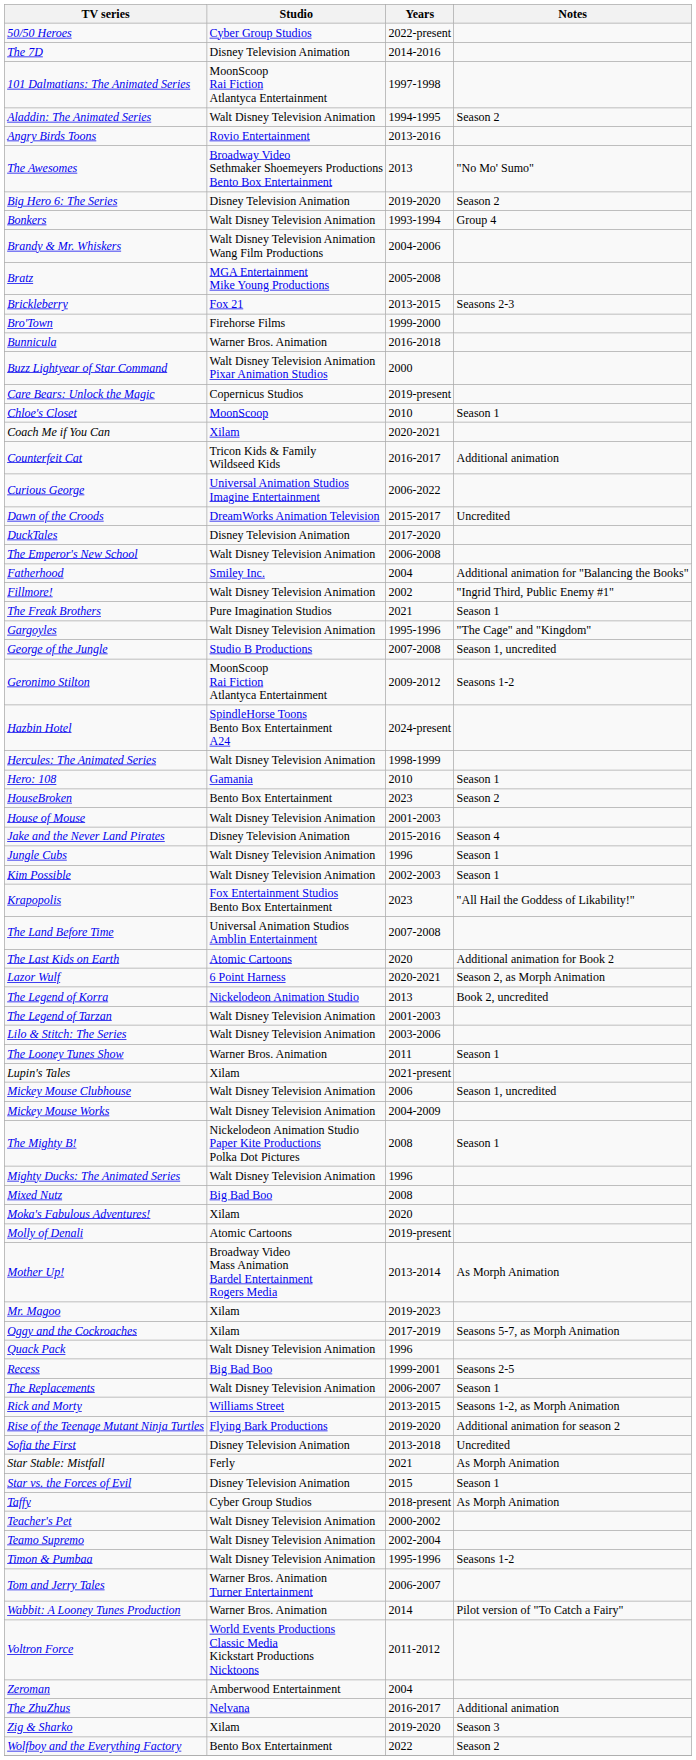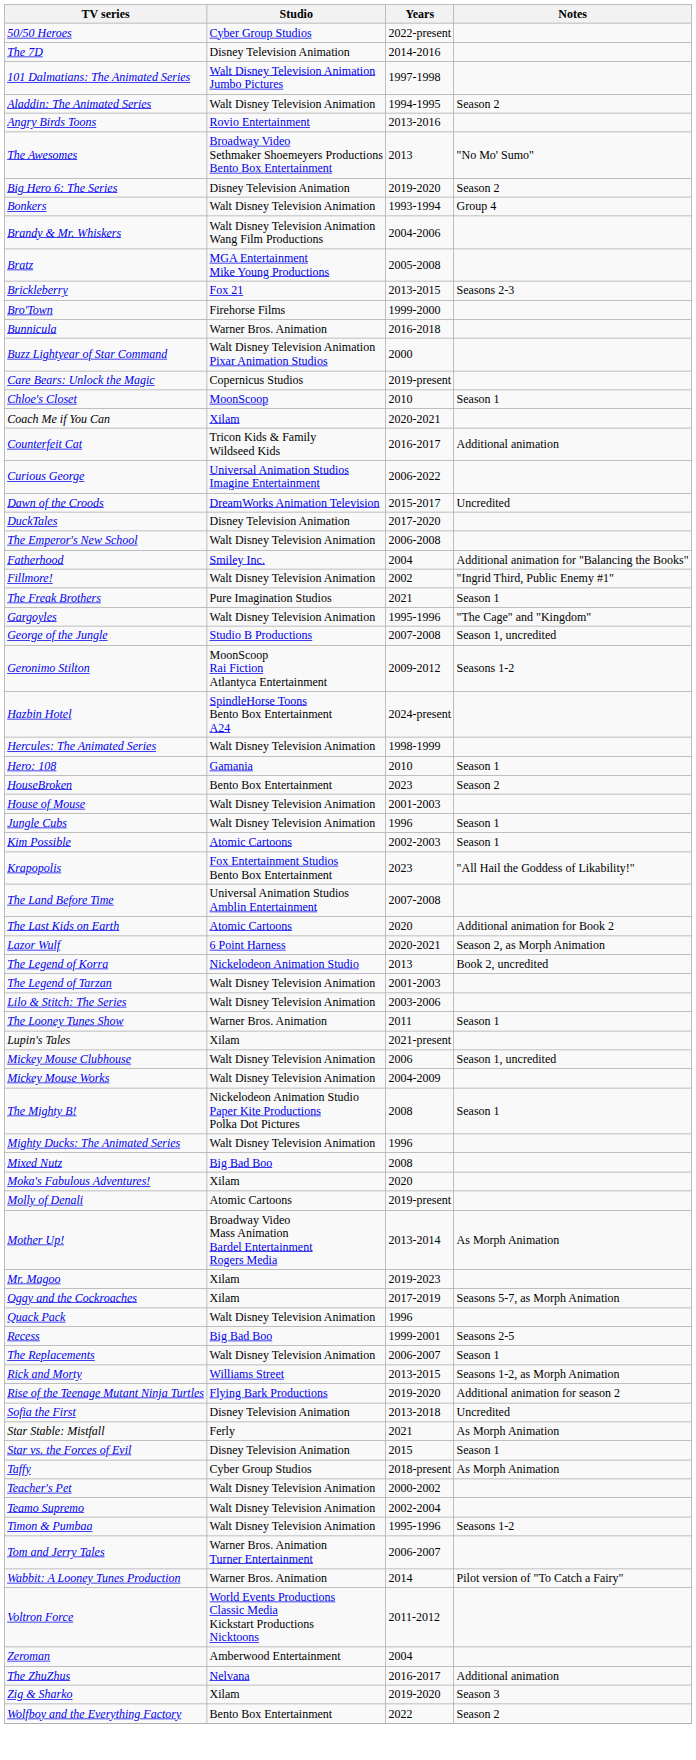(268, 84) MoonScoop Rai Fiction Atlantyca Entertainment -> (292, 77) Walt Disney Television Animation Jumbo Pictures
- row: (86, 836)
(292, 874) Walt Disney Television Animation -> (251, 842) Atomic Cartoons
